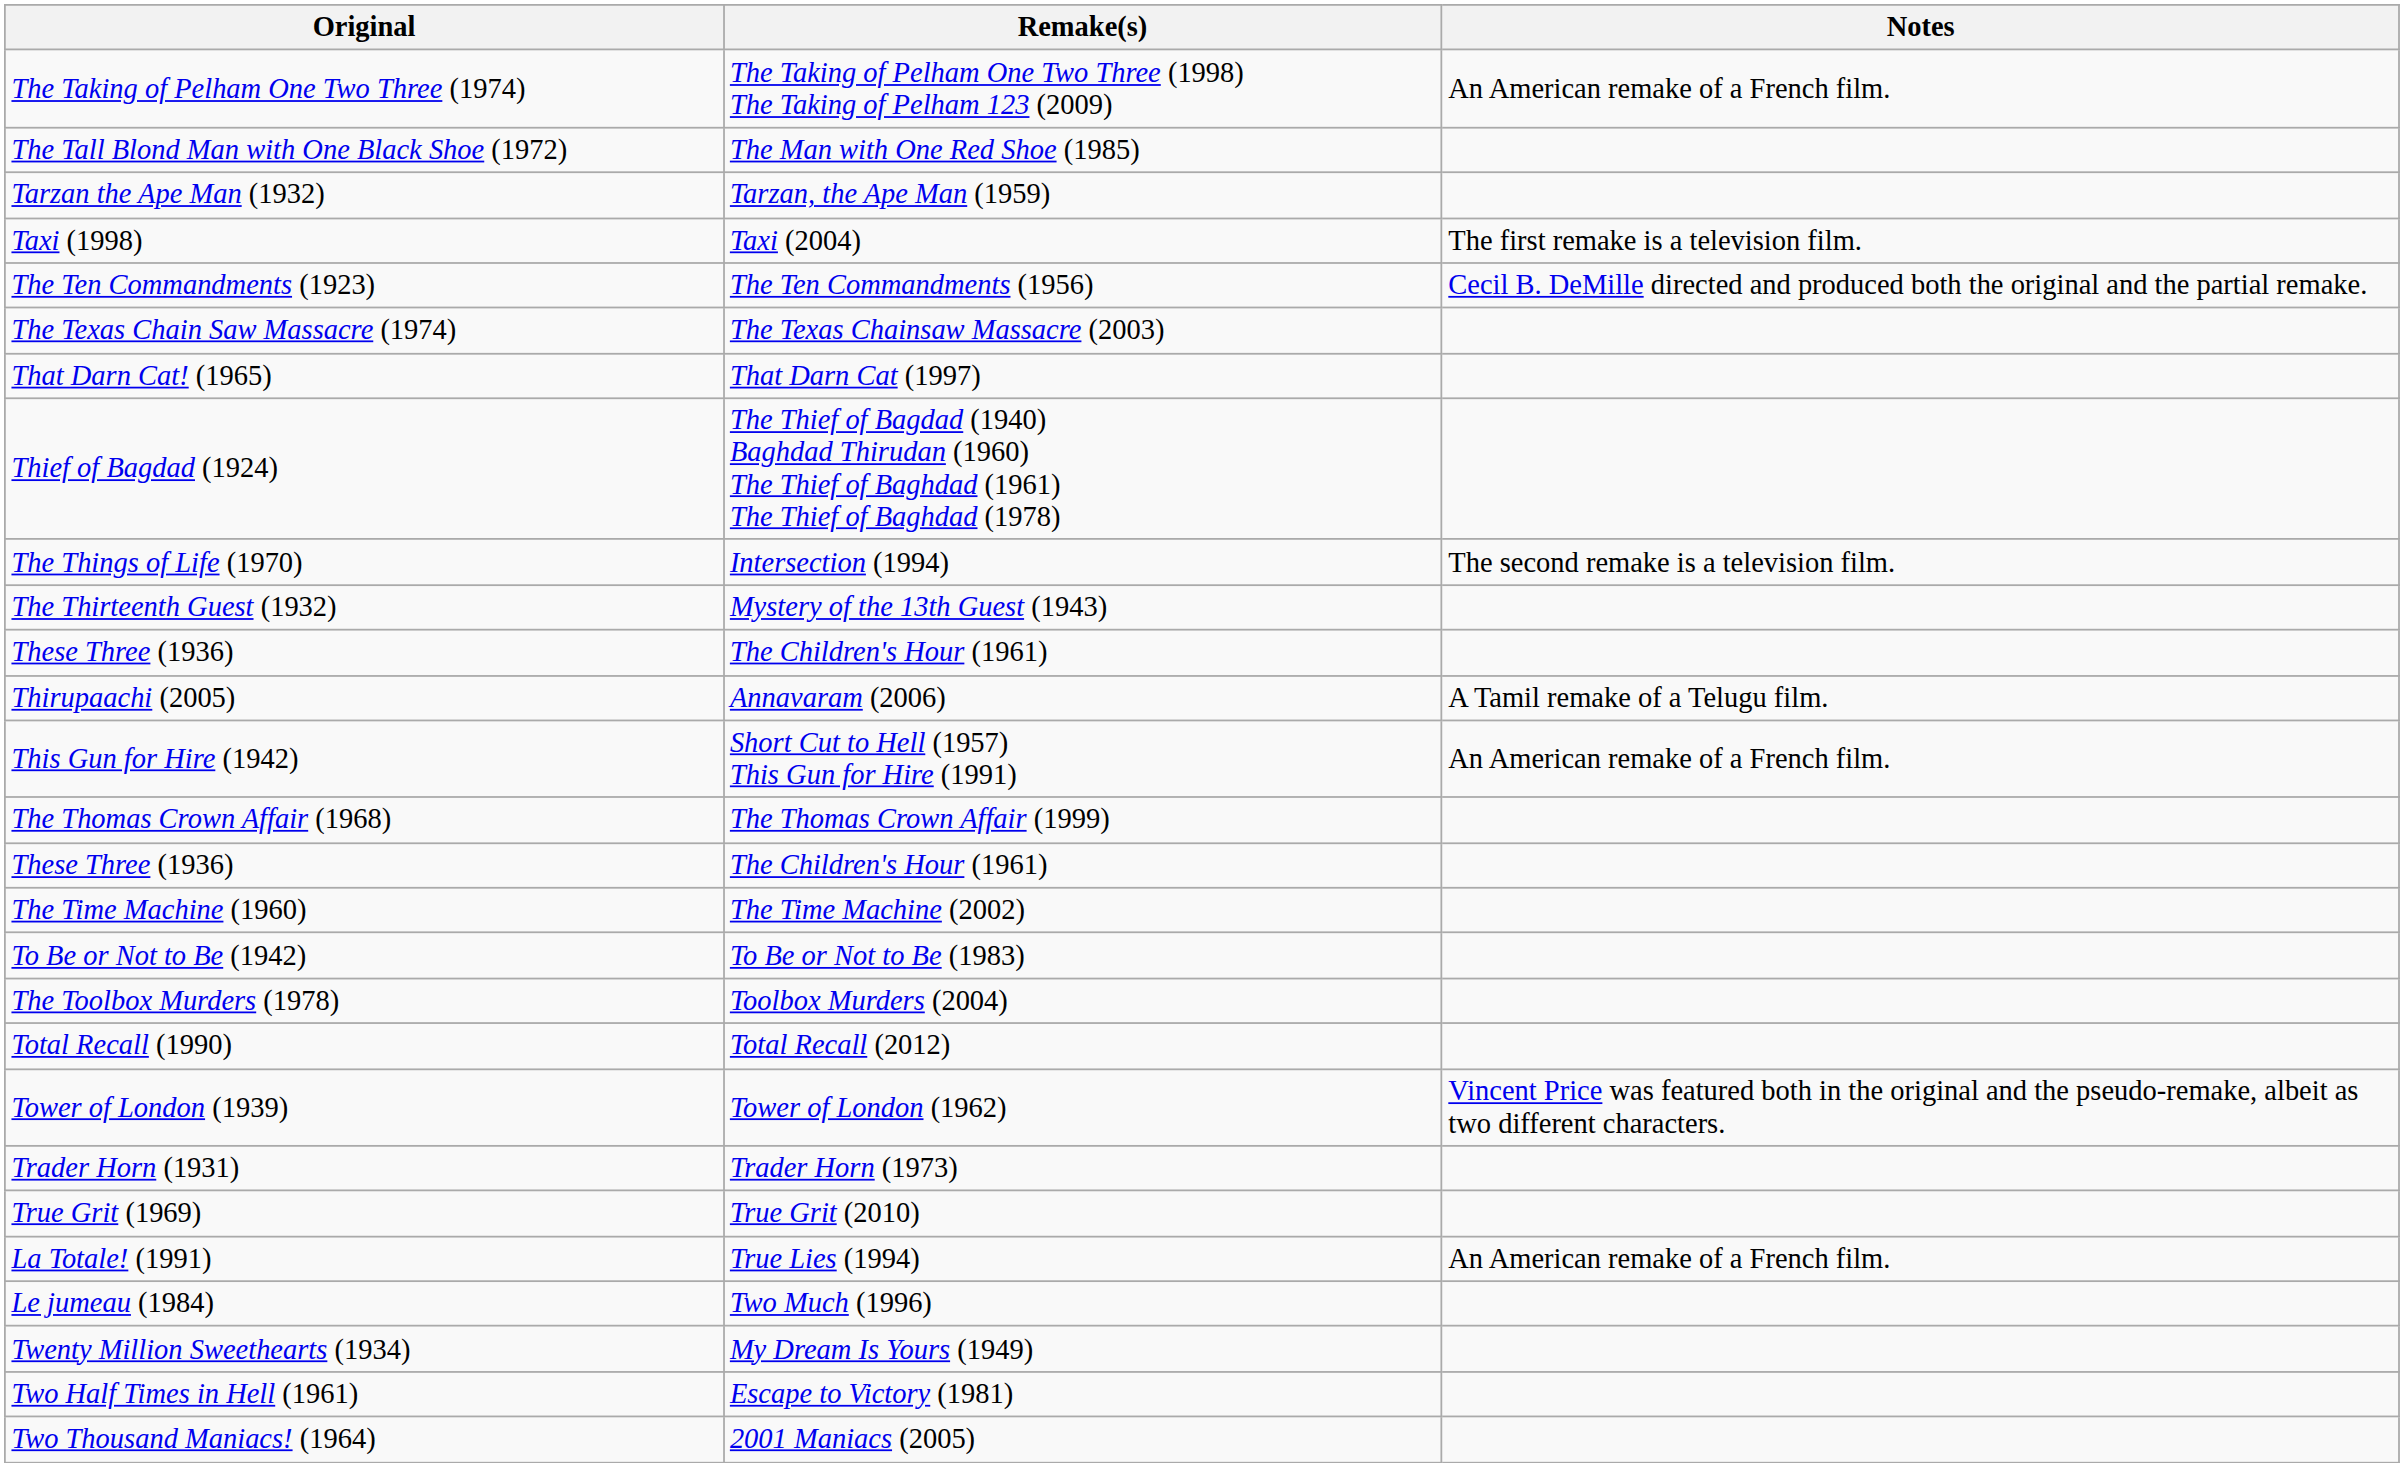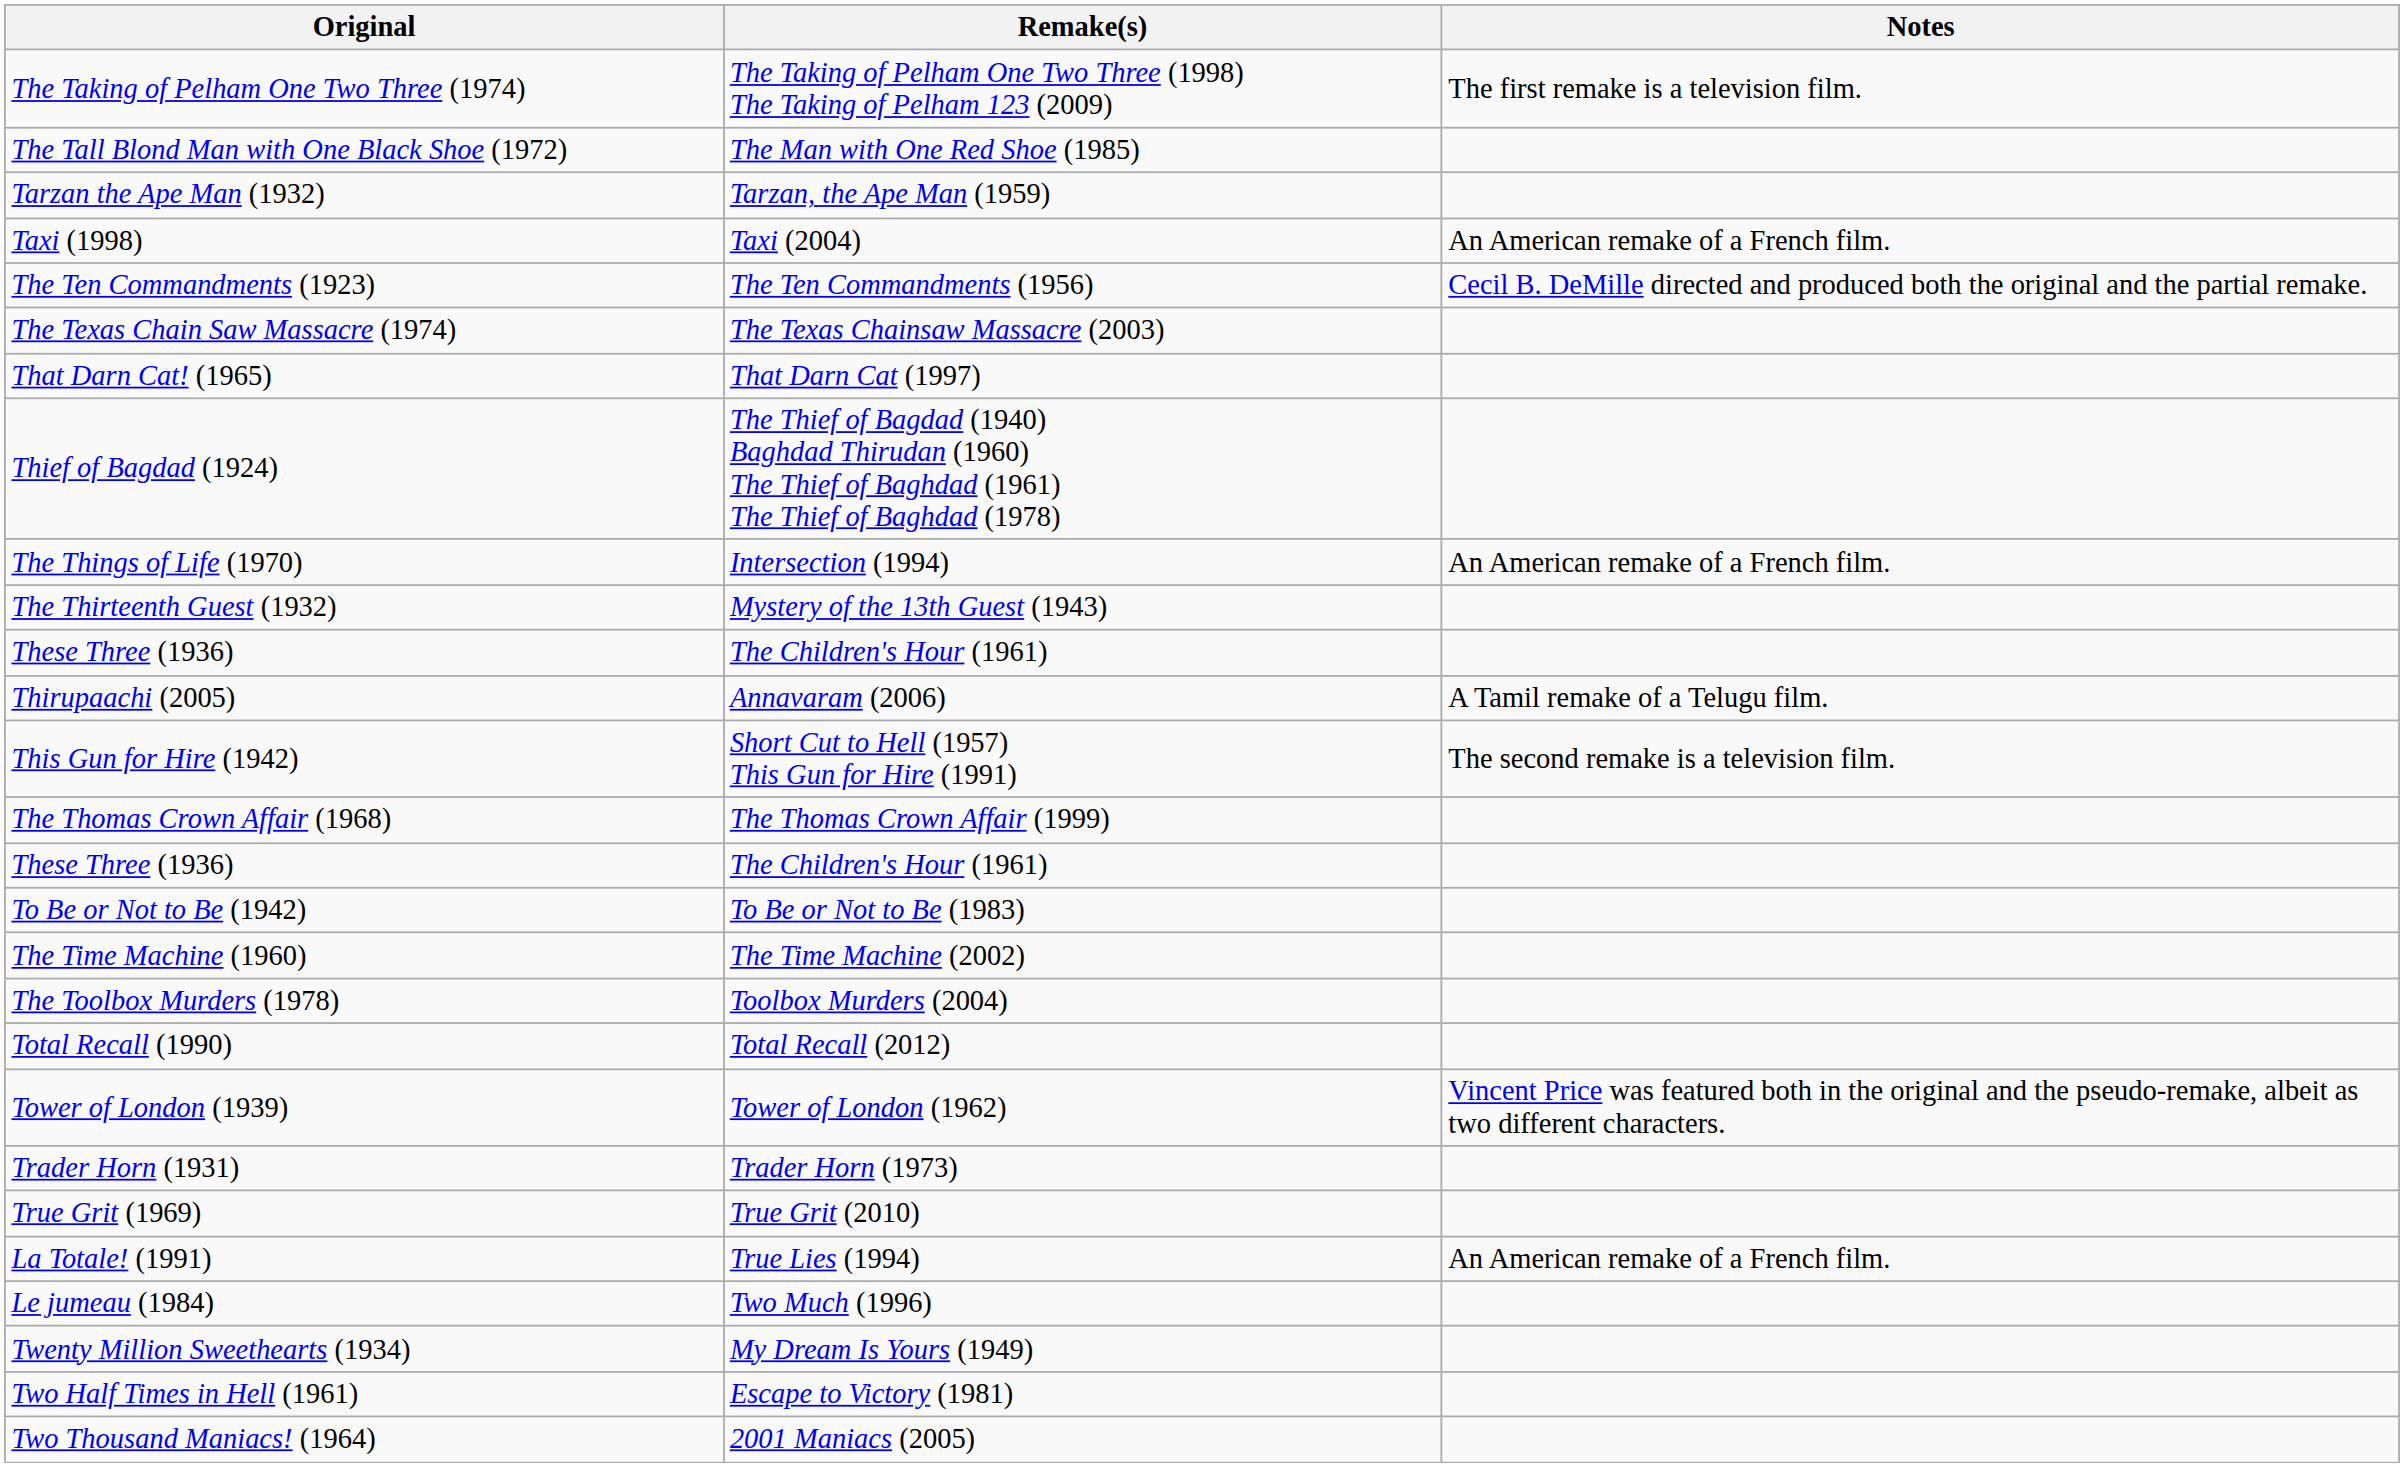(1669, 88) An American remake of a French film. -> (1655, 88) The first remake is a television film.
(1655, 239) The first remake is a television film. -> (1669, 239) An American remake of a French film.
(1672, 561) The second remake is a television film. -> (1669, 561) An American remake of a French film.
(1669, 758) An American remake of a French film. -> (1672, 758) The second remake is a television film.
rows swapped: (159, 909) <-> (159, 955)
